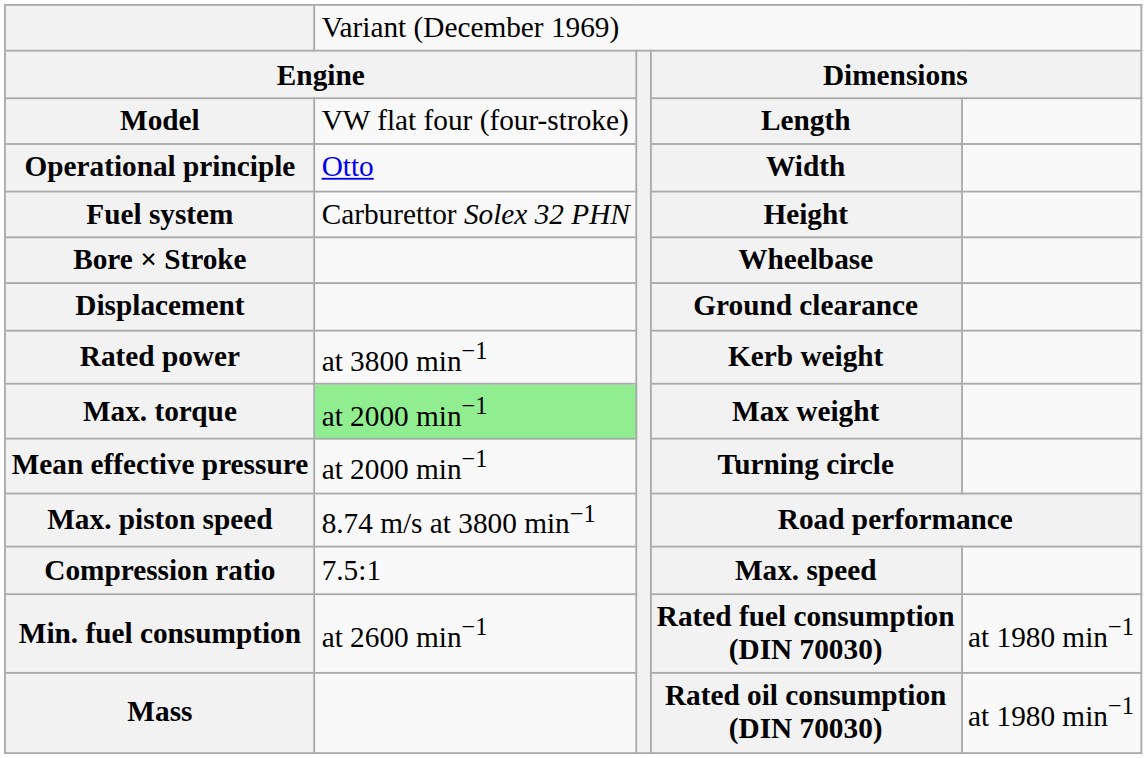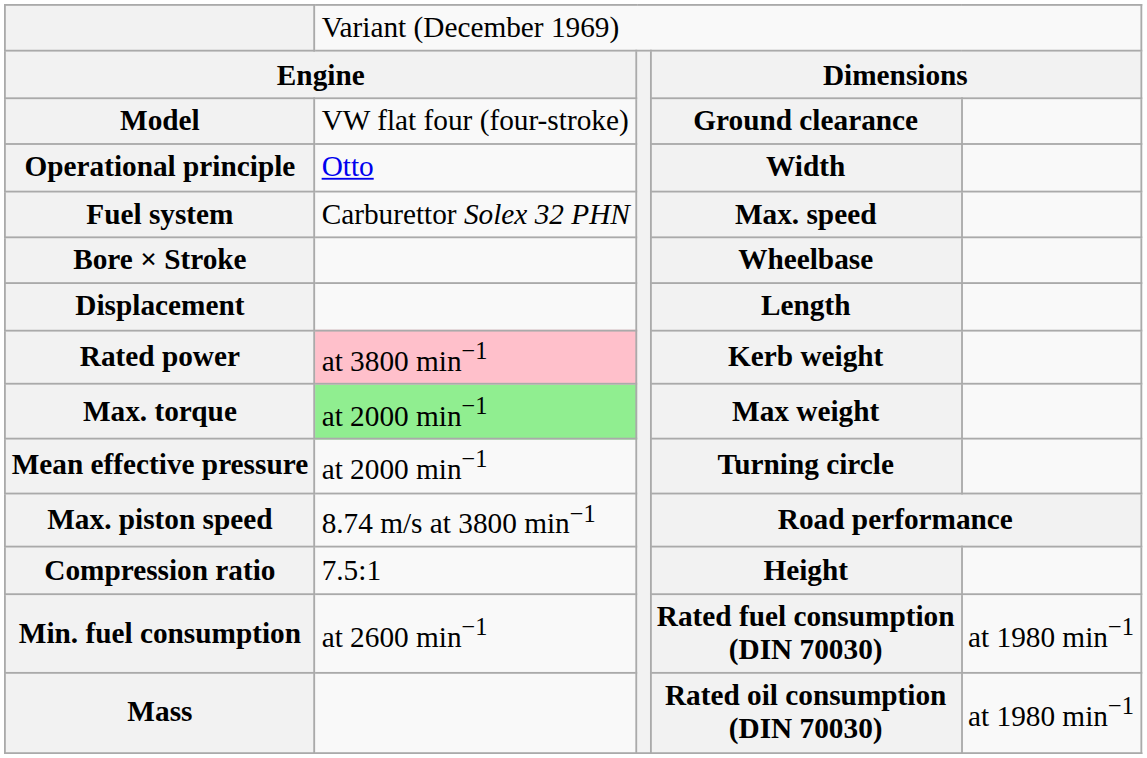(806, 120) Length -> (806, 120) Ground clearance
(806, 213) Height -> (806, 213) Max. speed
(806, 306) Ground clearance -> (806, 306) Length
(405, 356) no background -> (405, 356) pink background
(806, 570) Max. speed -> (806, 570) Height
